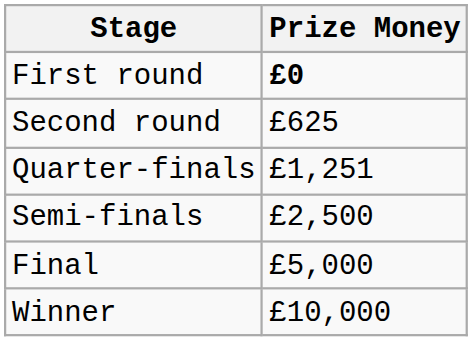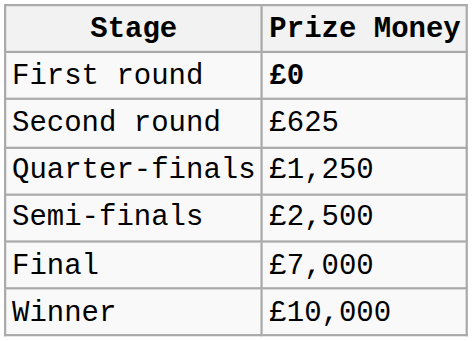(322, 170) £1,251 -> (322, 170) £1,250
(322, 265) £5,000 -> (322, 265) £7,000
